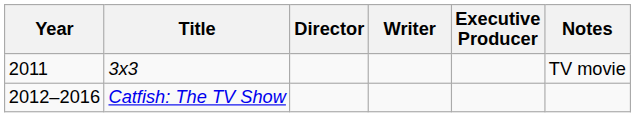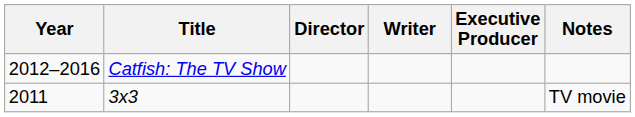rows swapped: (123, 68) <-> (197, 97)
